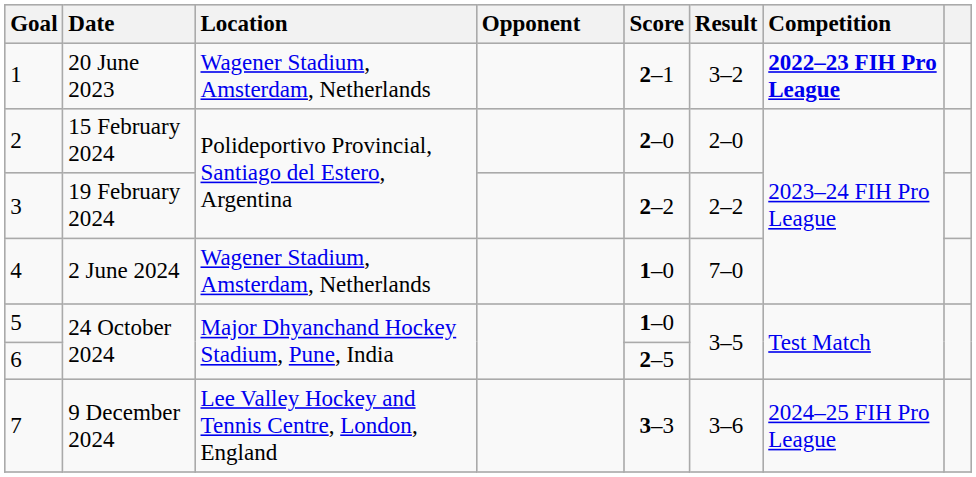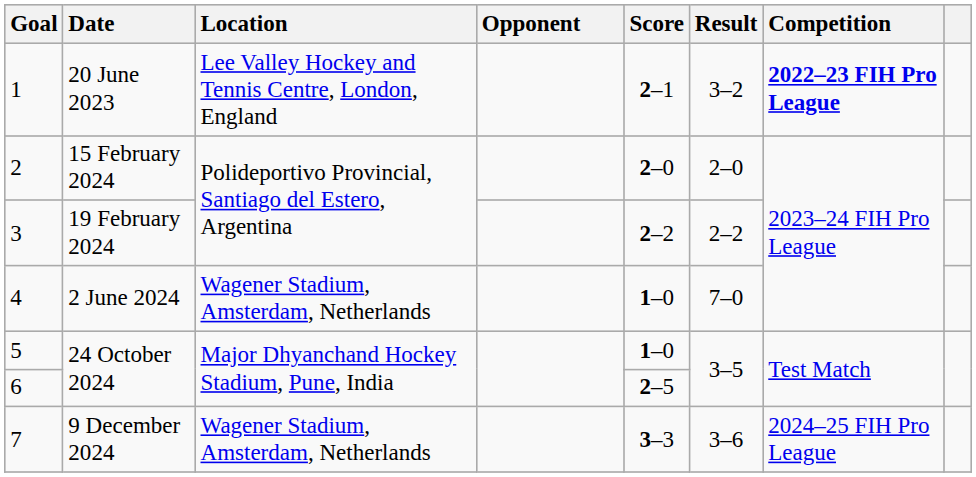(316, 75) Wagener Stadium, Amsterdam, Netherlands -> (309, 89) Lee Valley Hockey and Tennis Centre, London, England
(309, 425) Lee Valley Hockey and Tennis Centre, London, England -> (316, 439) Wagener Stadium, Amsterdam, Netherlands
